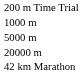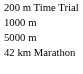- row: (23, 52)
